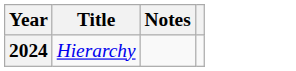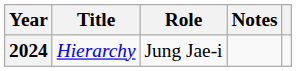+ column: (183, 19)
